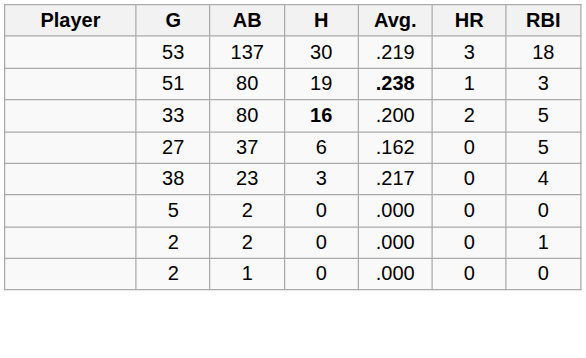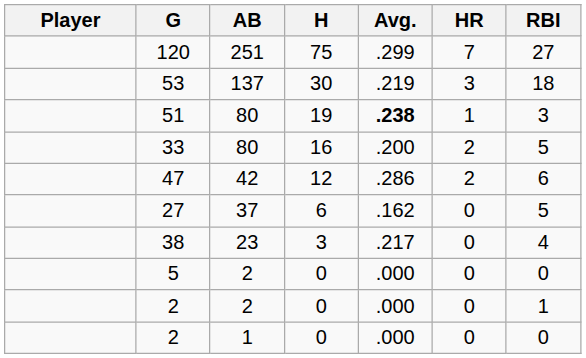+ row: (173, 52)
(321, 115) bold -> (321, 147) normal
+ row: (173, 178)
